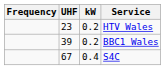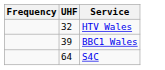- column: (90, 12)
(67, 27) 23 -> (67, 27) 32
(67, 57) 67 -> (67, 57) 64
